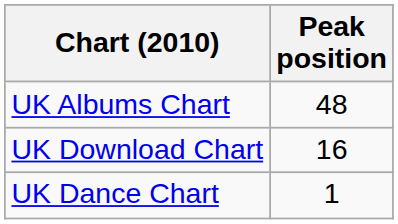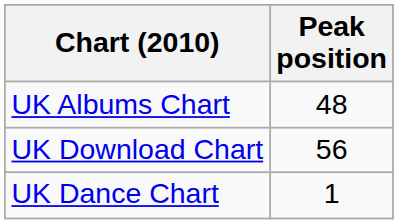(332, 149) 16 -> (332, 149) 56
